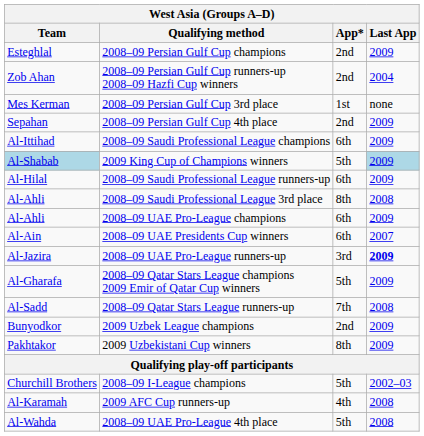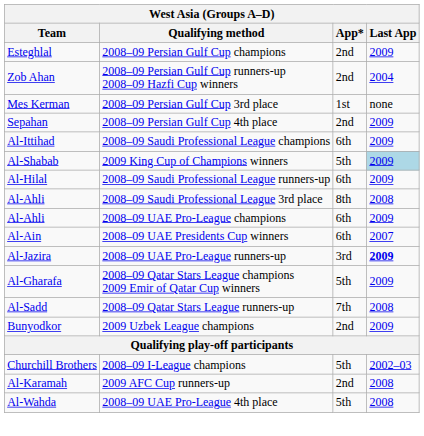(33, 160) lightblue background -> (33, 160) no background
- row: (176, 345)
(343, 402) 4th -> (345, 383) 2nd
